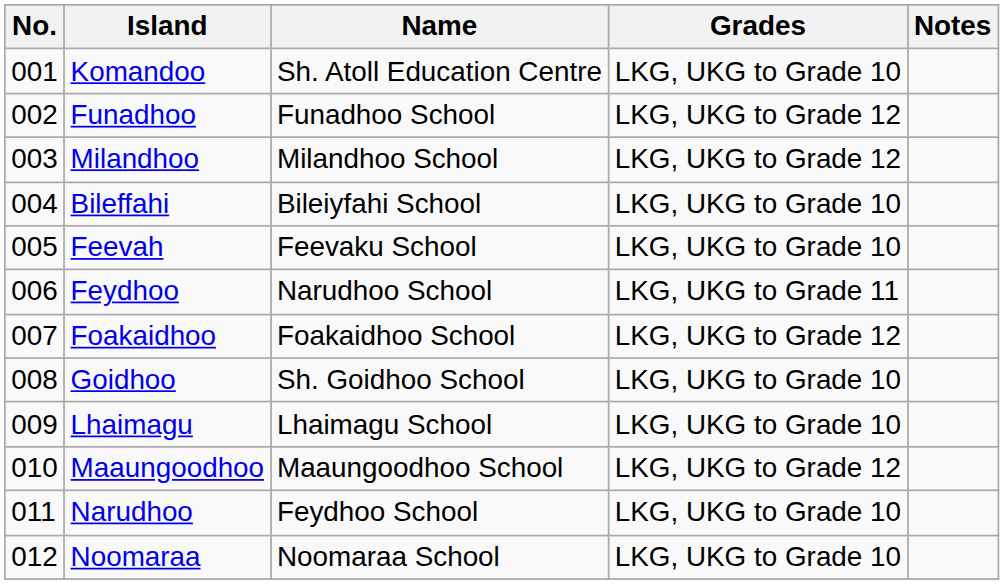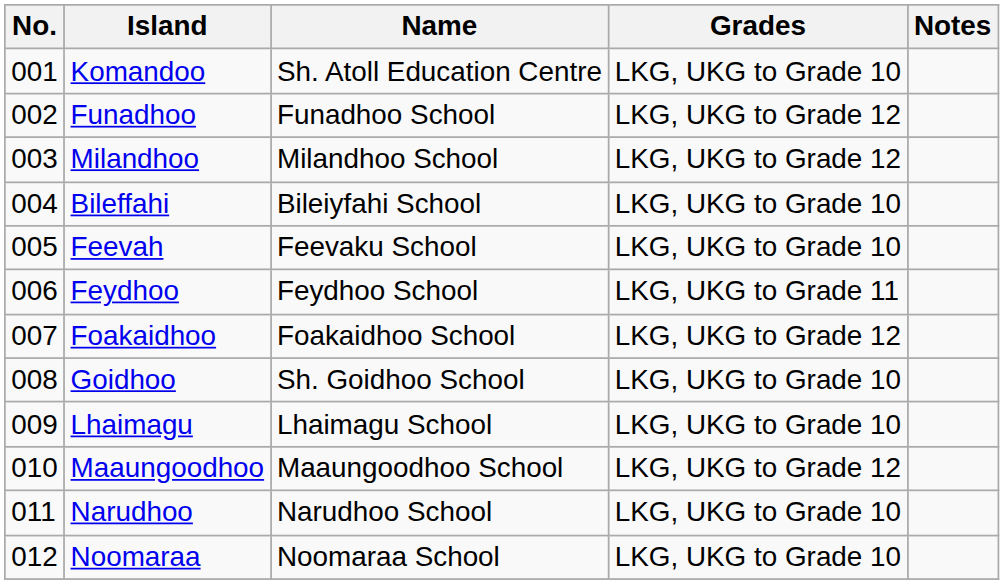(385, 291) Narudhoo School -> (378, 291) Feydhoo School
(378, 512) Feydhoo School -> (385, 512) Narudhoo School
